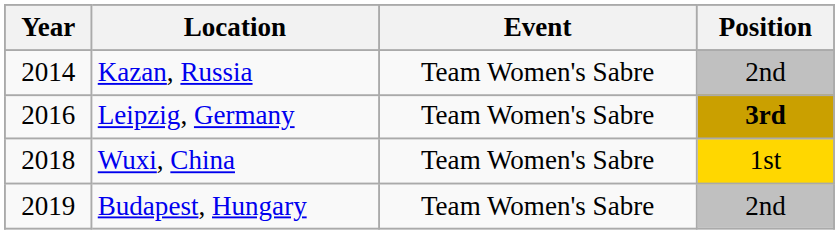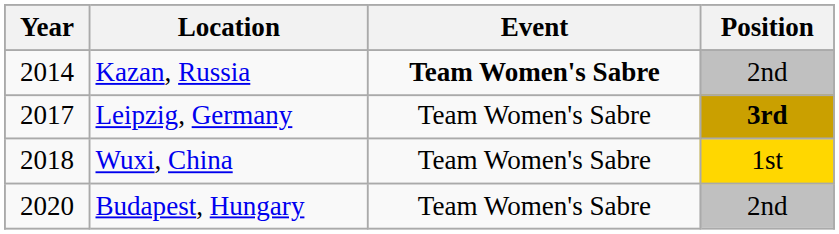(538, 71) normal -> (534, 71) bold
(48, 116) 2016 -> (47, 116) 2017
(48, 205) 2019 -> (47, 205) 2020
